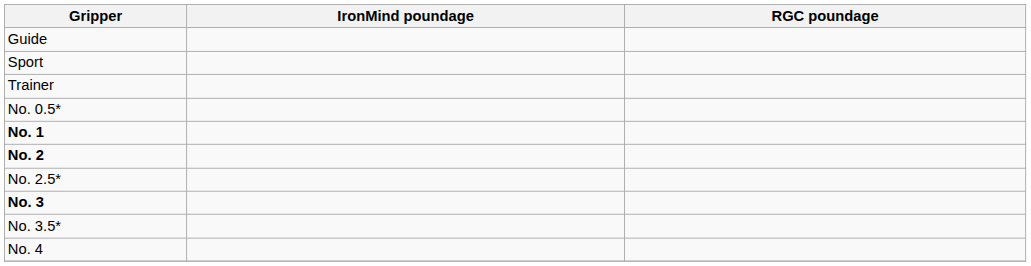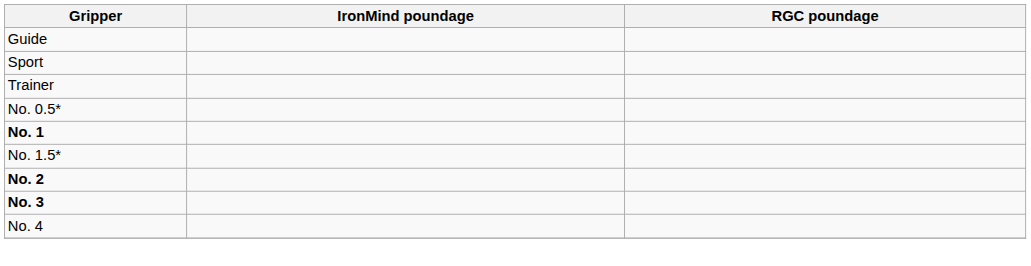+ row: (34, 156)
- row: (34, 179)
- row: (34, 226)
